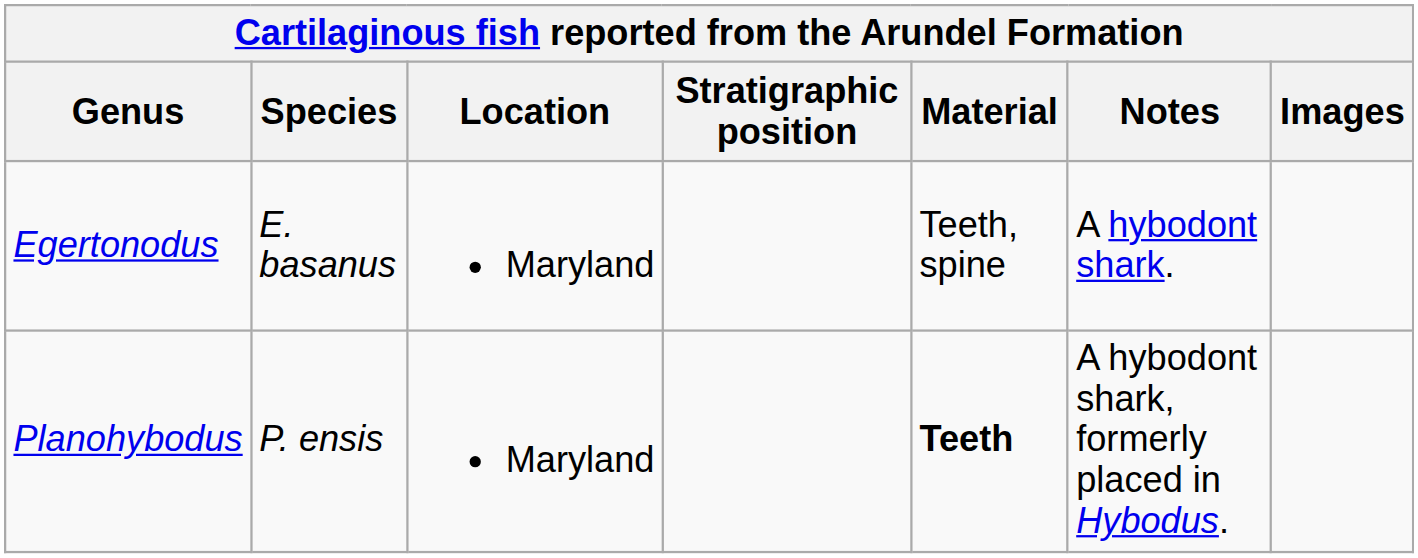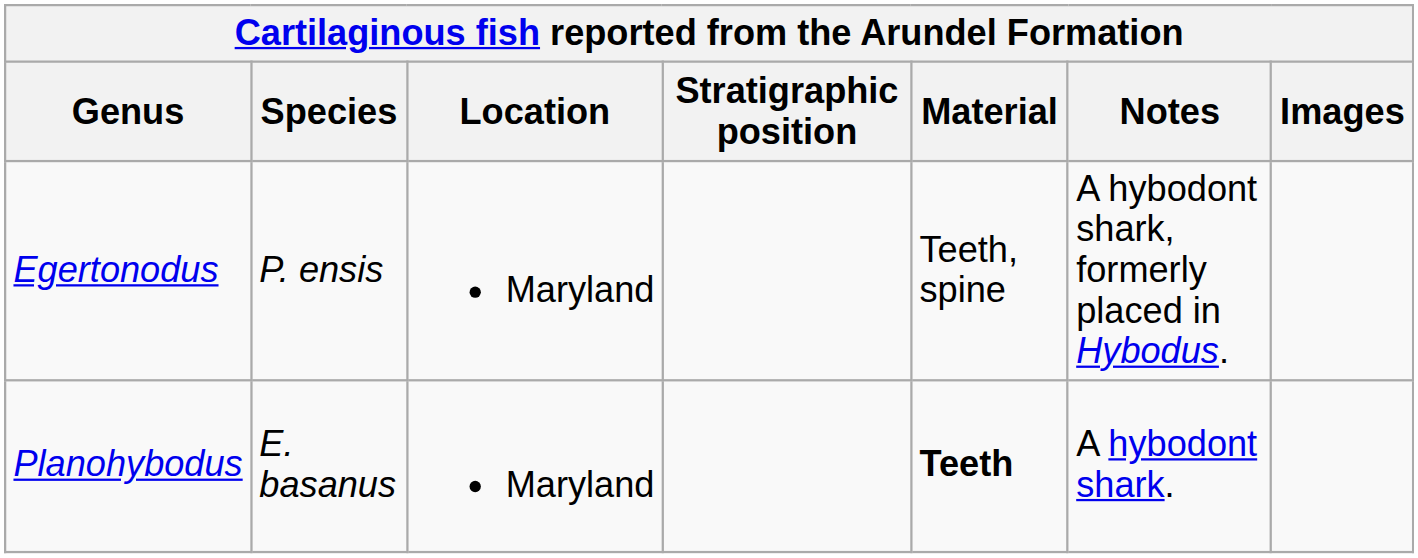(328, 245) E. basanus -> (321, 269) P. ensis
(1167, 245) A hybodont shark. -> (1167, 269) A hybodont shark, formerly placed in Hybodus.
(321, 440) P. ensis -> (328, 465) E. basanus
(1167, 440) A hybodont shark, formerly placed in Hybodus. -> (1167, 465) A hybodont shark.
